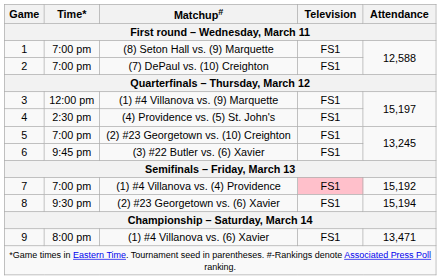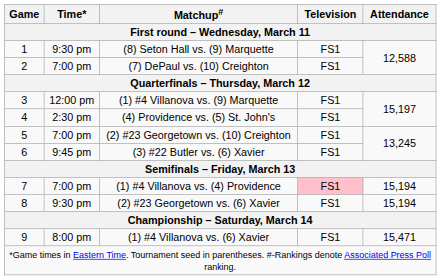(72, 49) 7:00 pm -> (72, 49) 9:30 pm
(399, 186) 15,192 -> (399, 186) 15,194
(399, 237) 13,471 -> (399, 237) 15,471
